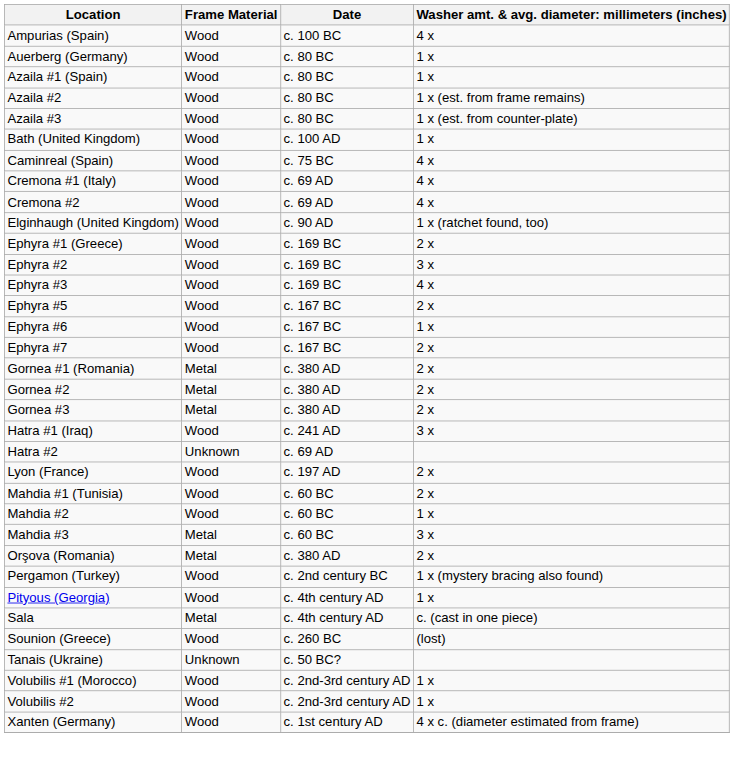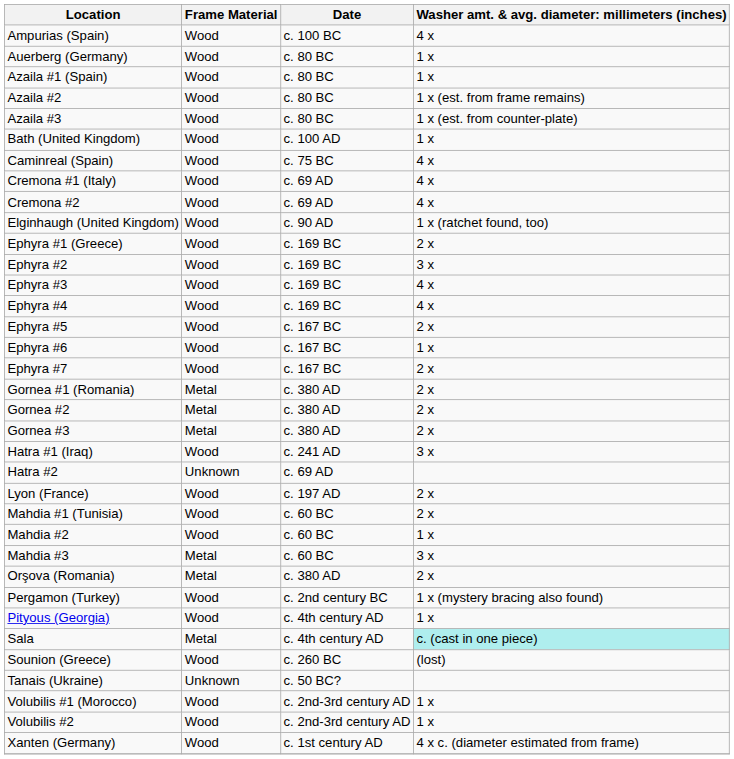+ row: (37, 306)
(477, 618) no background -> (477, 639) paleturquoise background
